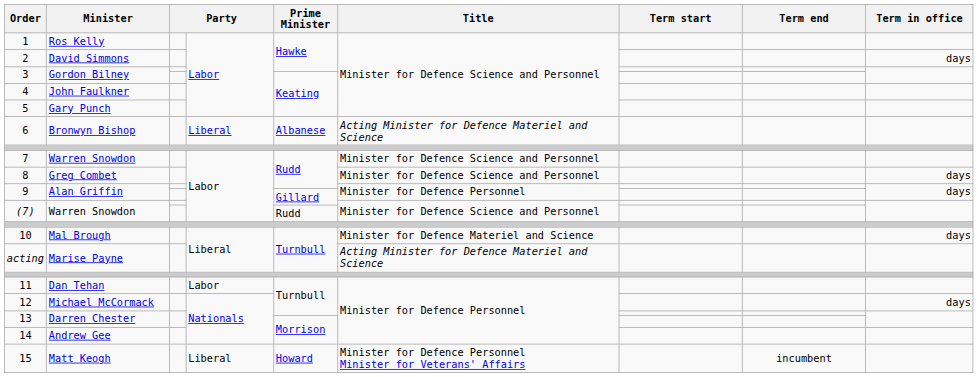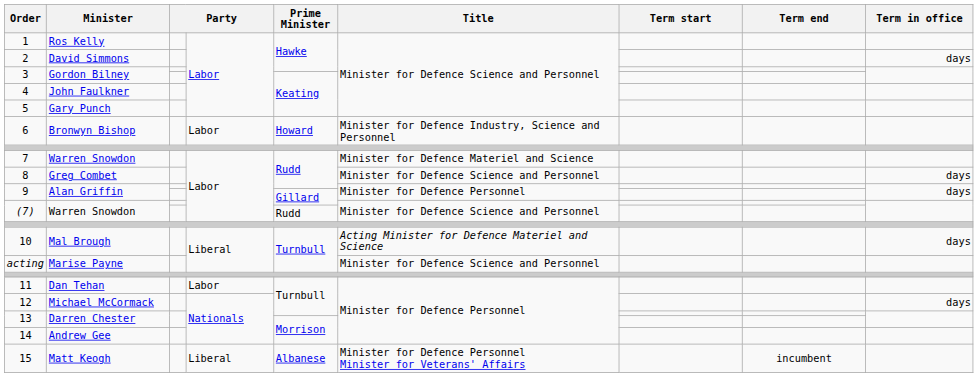(210, 131) Liberal -> (204, 131) Labor
(301, 131) Albanese -> (294, 131) Howard
(464, 131) Acting Minister for Defence Materiel and Science -> (470, 131) Minister for Defence Industry, Science and Personnel
(470, 159) Minister for Defence Science and Personnel -> (467, 159) Minister for Defence Materiel and Science
(467, 235) Minister for Defence Materiel and Science -> (464, 241) Acting Minister for Defence Materiel and Science
(464, 258) Acting Minister for Defence Materiel and Science -> (470, 264) Minister for Defence Science and Personnel
(294, 358) Howard -> (301, 358) Albanese
